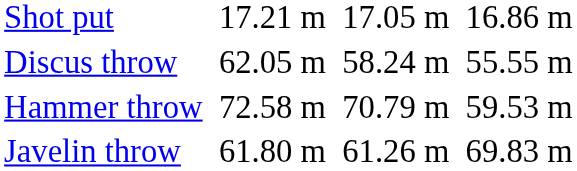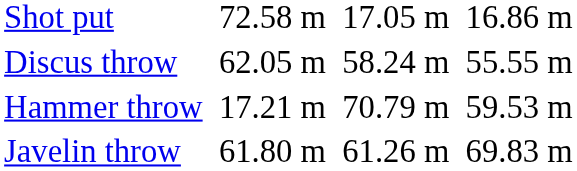(272, 17) 17.21 m -> (272, 17) 72.58 m
(272, 106) 72.58 m -> (272, 106) 17.21 m
